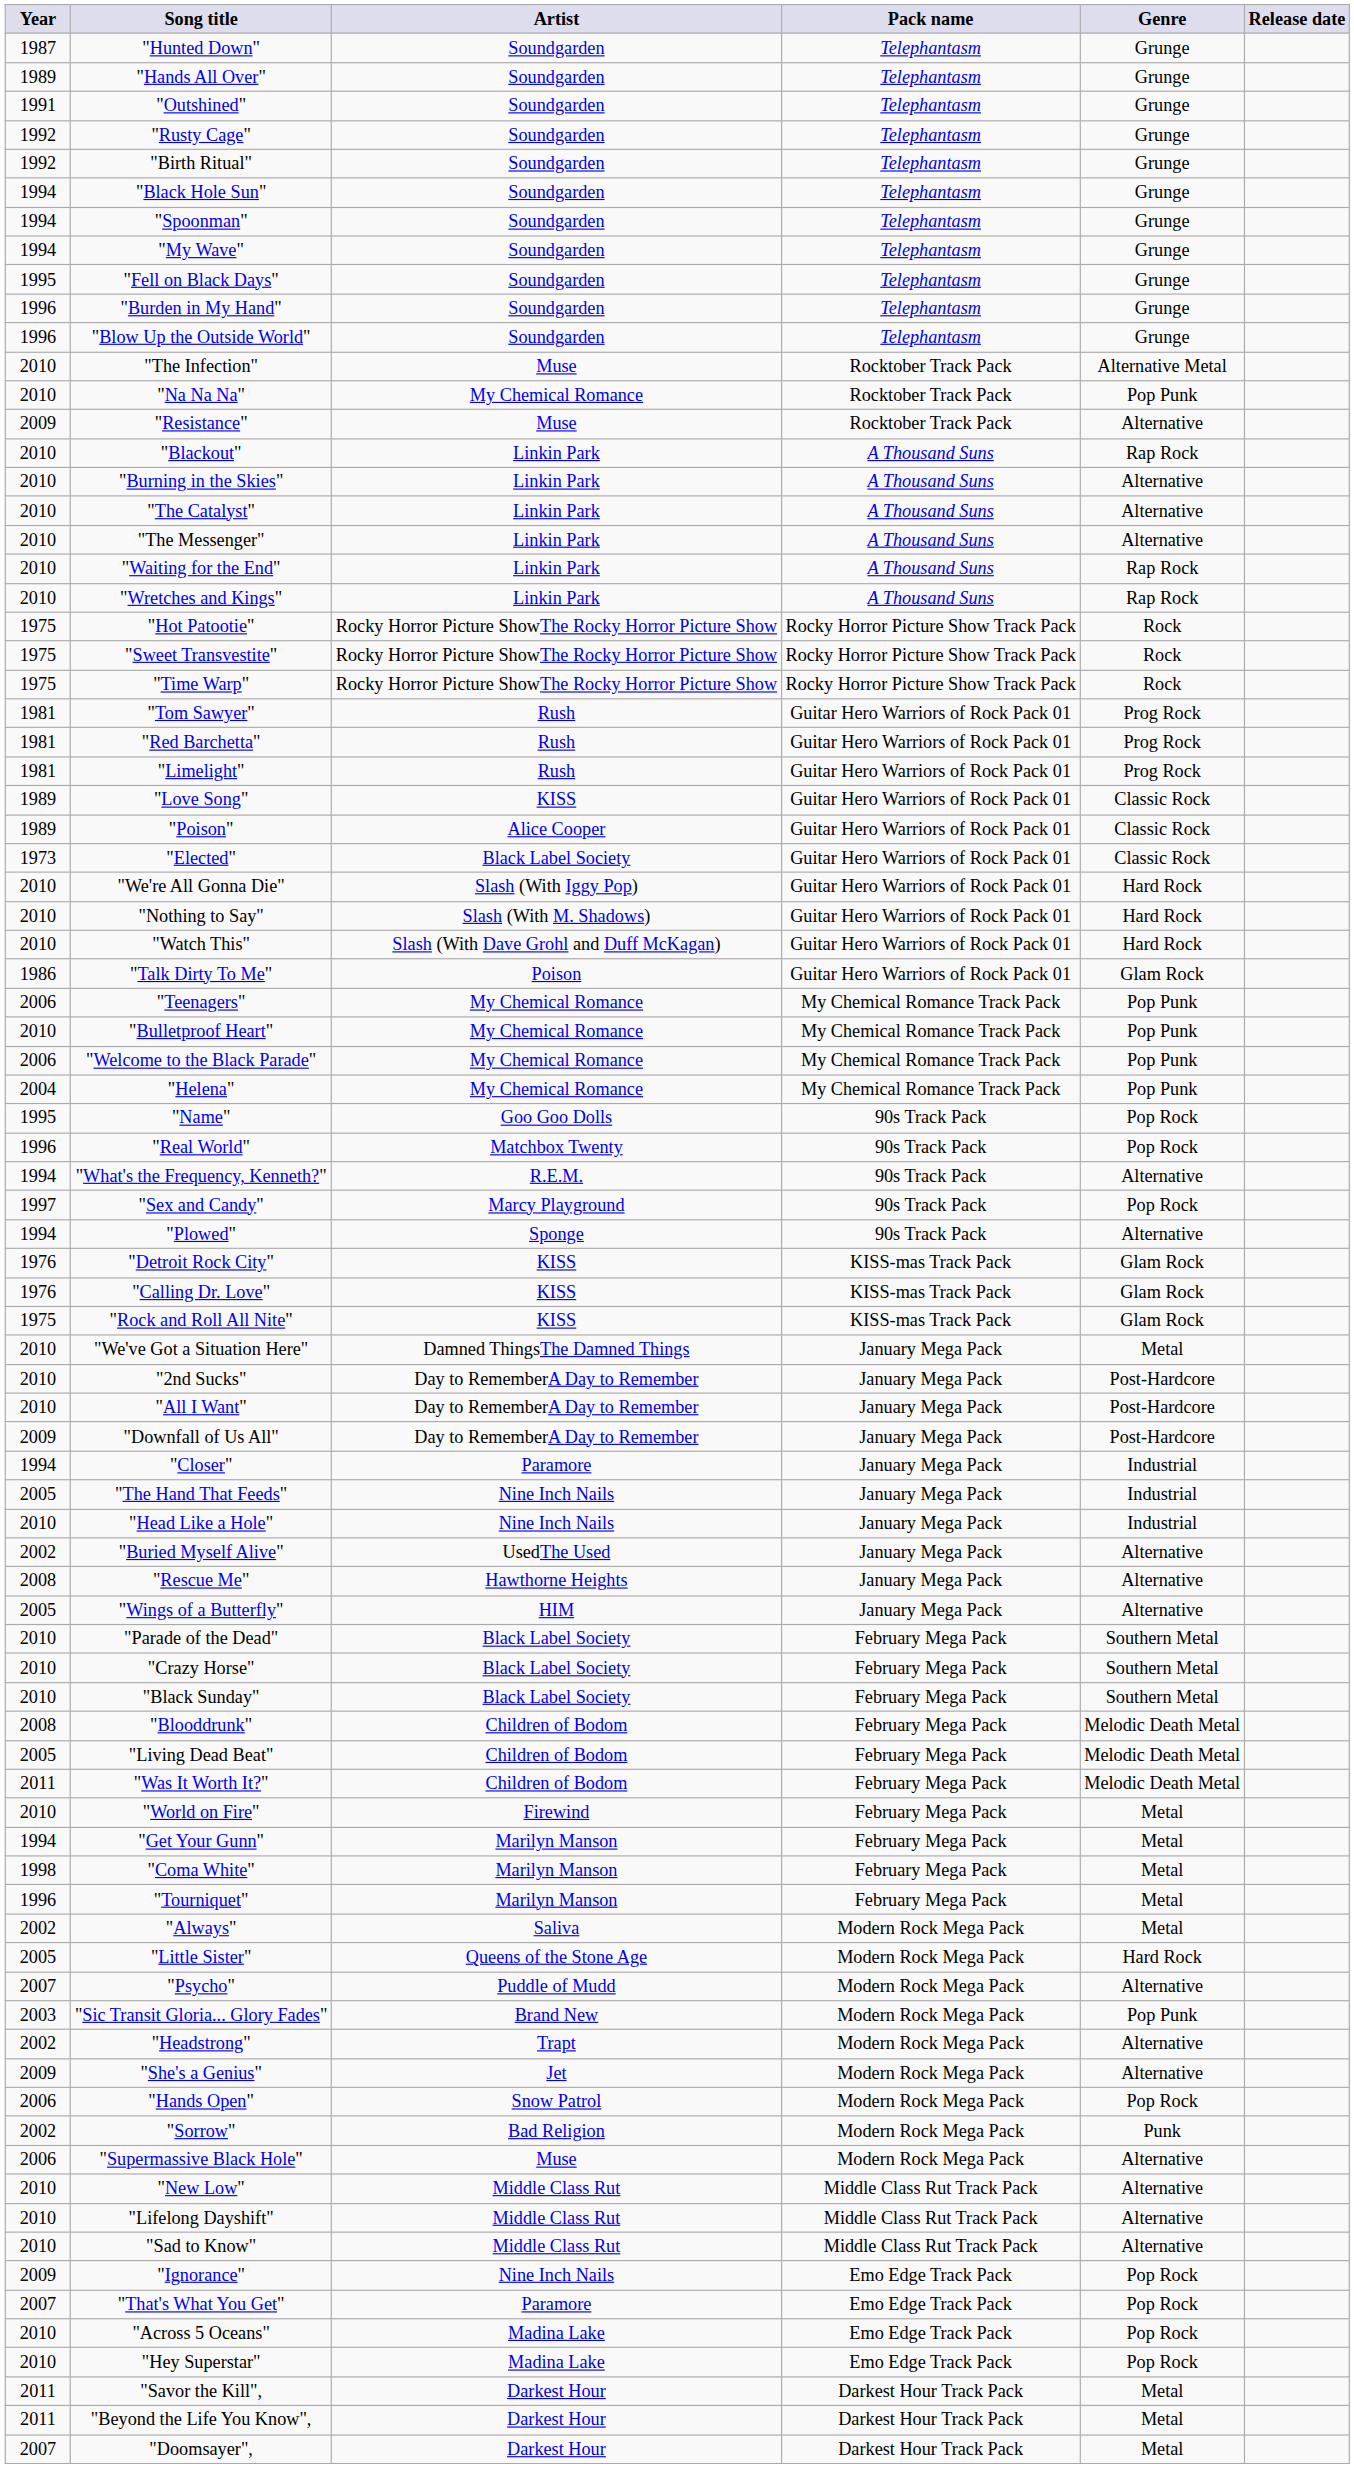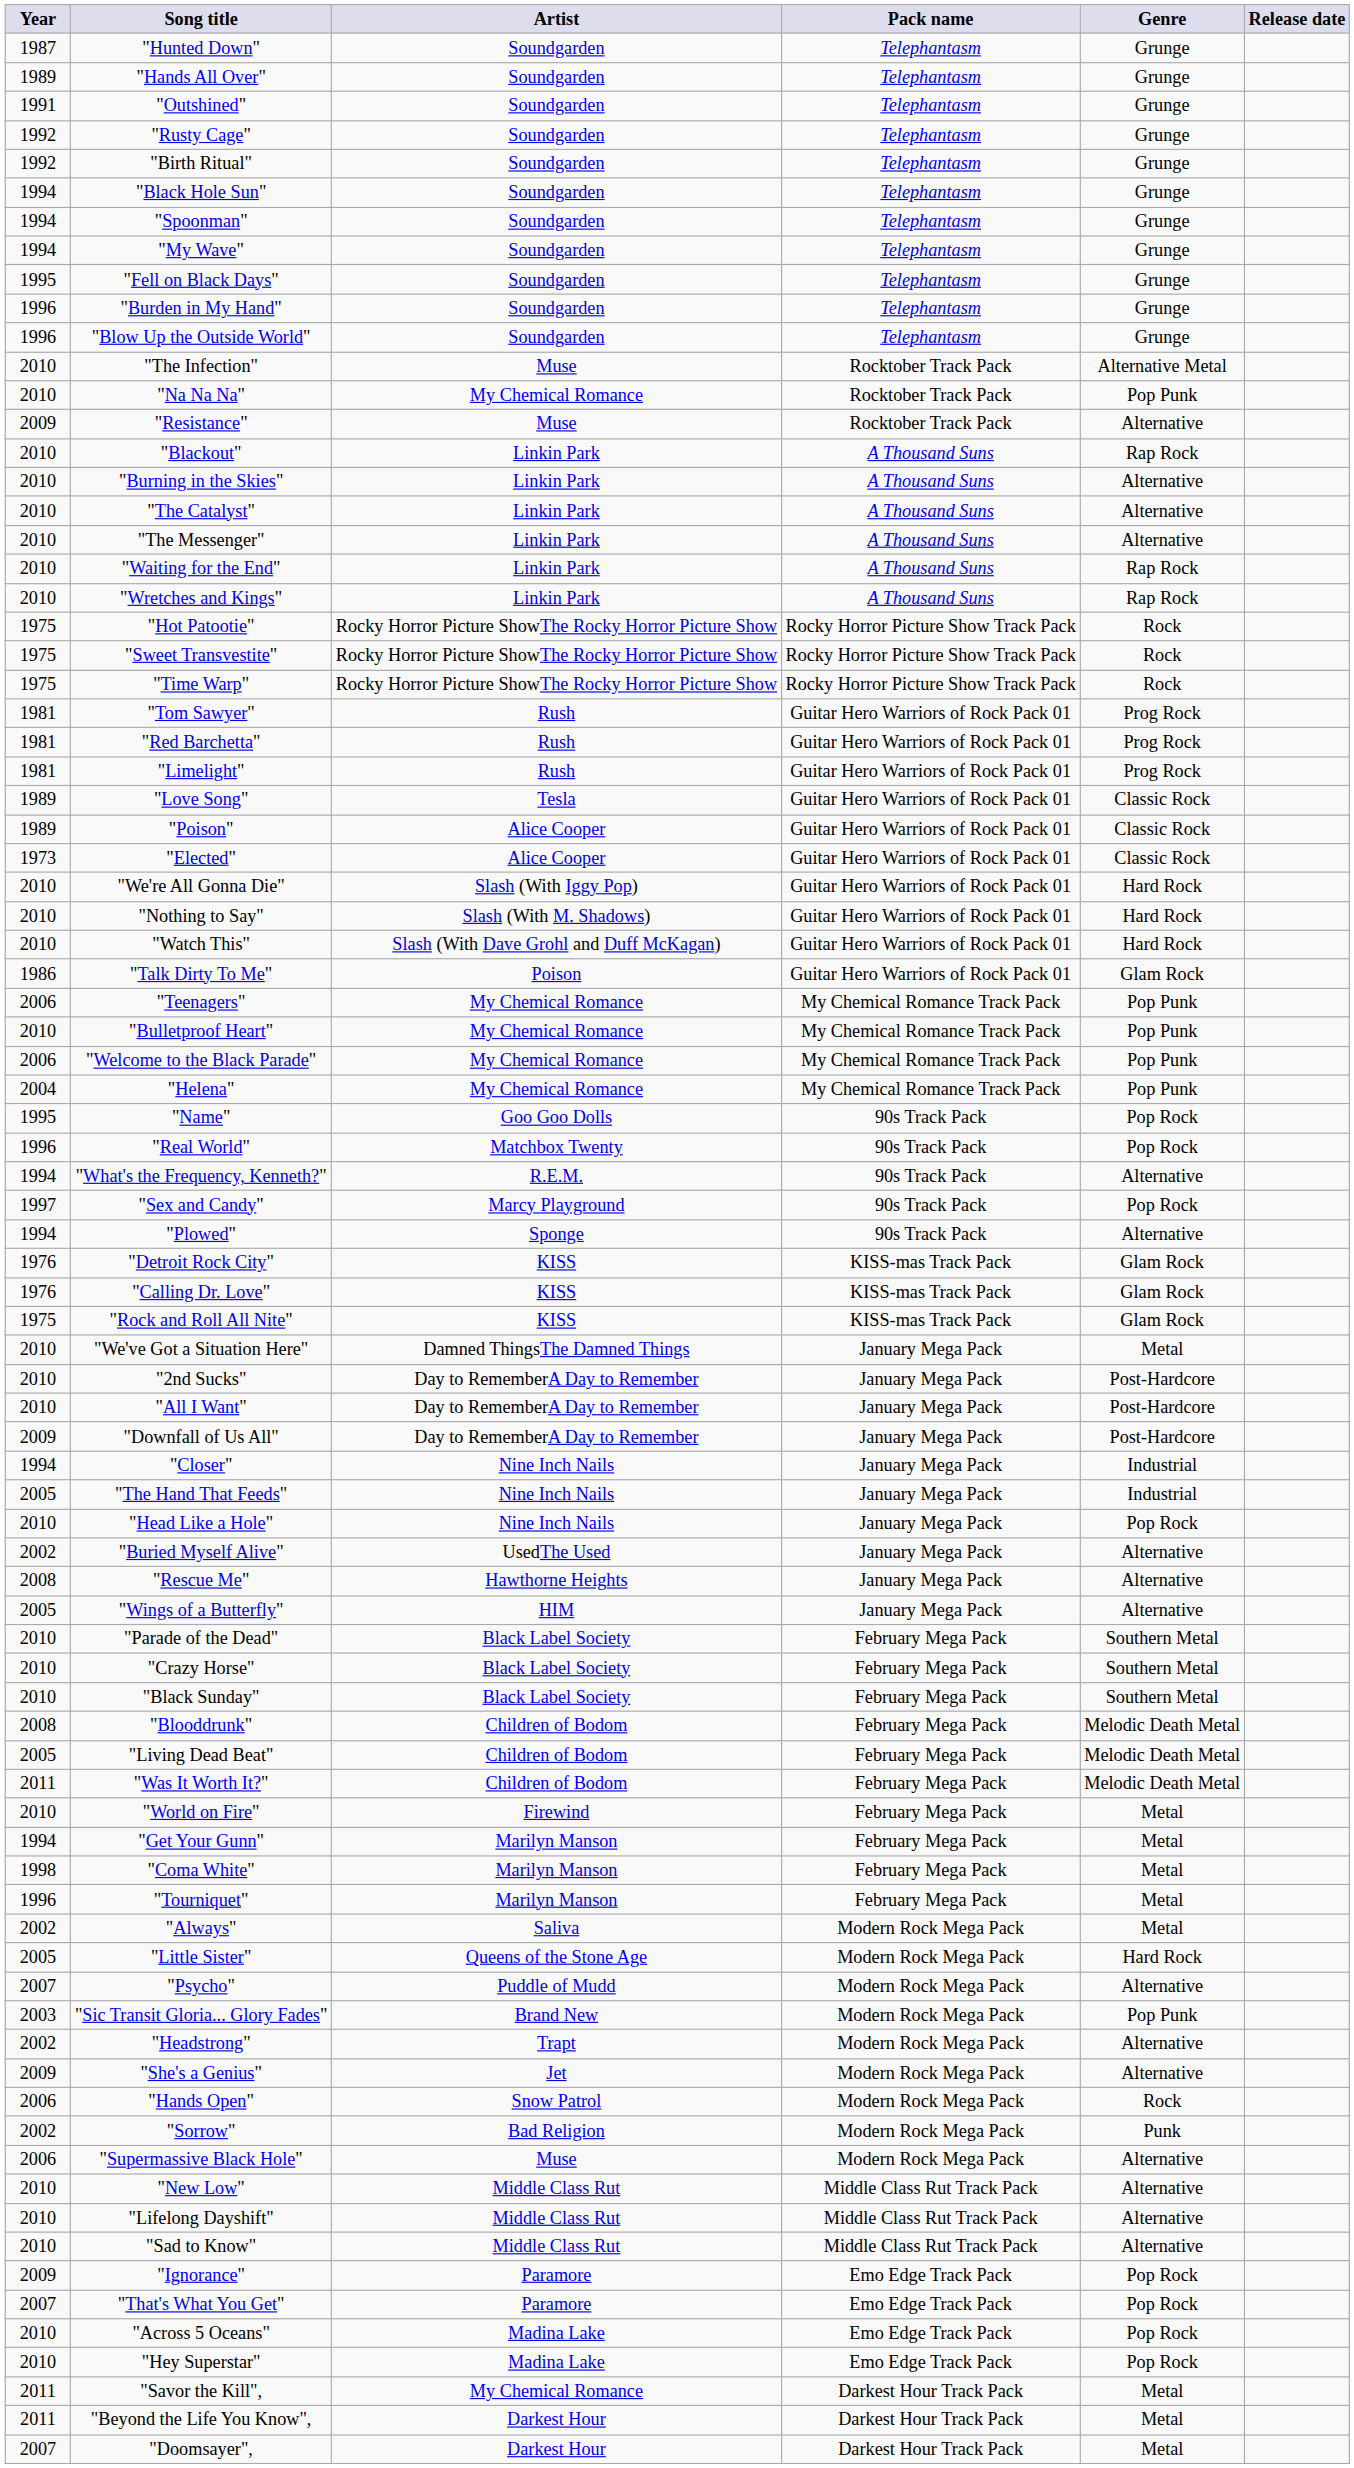(556, 800) KISS -> (556, 800) Tesla
(556, 857) Black Label Society -> (556, 857) Alice Cooper
(556, 1465) Paramore -> (556, 1465) Nine Inch Nails
(1162, 1523) Industrial -> (1162, 1523) Pop Rock
(1162, 2101) Pop Rock -> (1162, 2101) Rock
(556, 2275) Nine Inch Nails -> (556, 2275) Paramore
(556, 2391) Darkest Hour -> (556, 2391) My Chemical Romance
